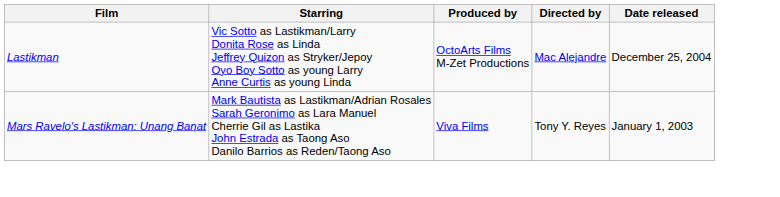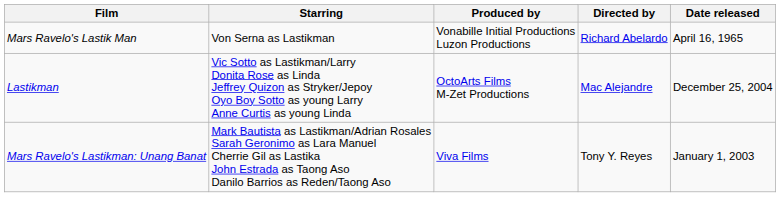+ row: (72, 37)
